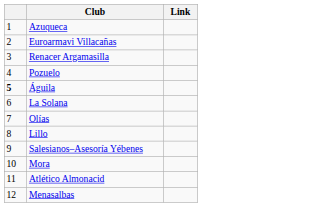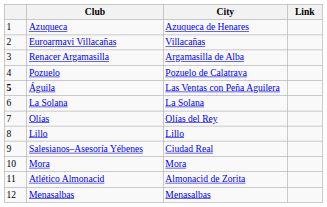+ column: (225, 12)
